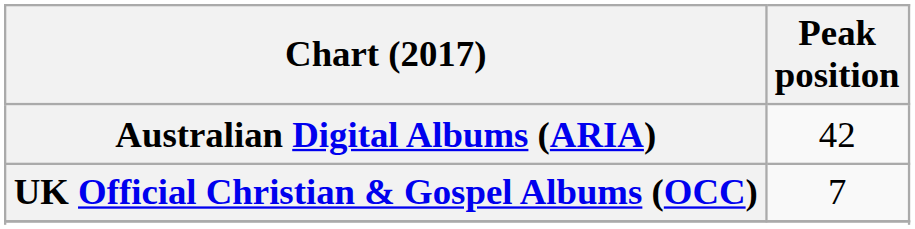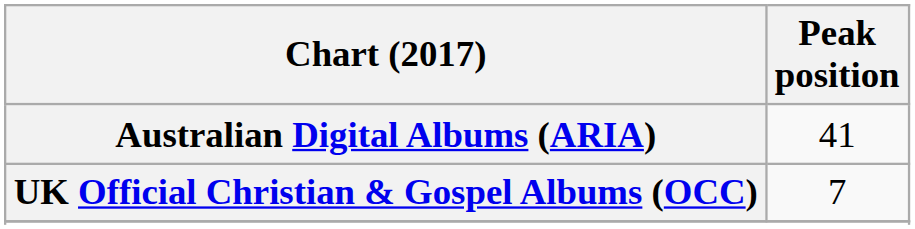(837, 133) 42 -> (837, 133) 41
